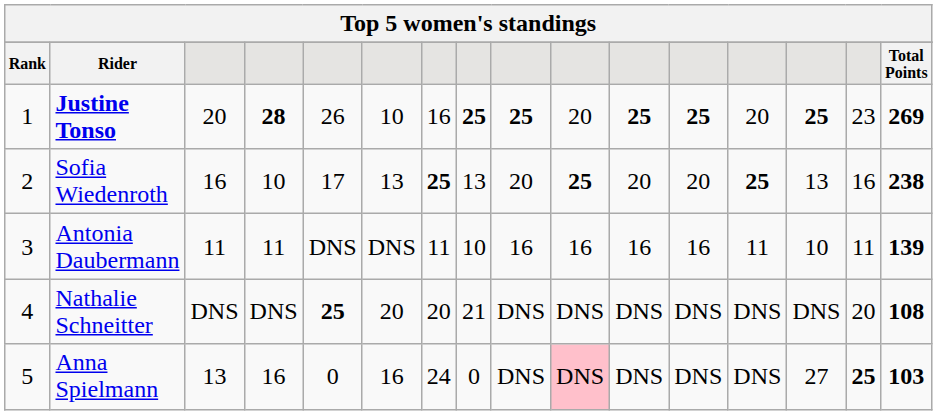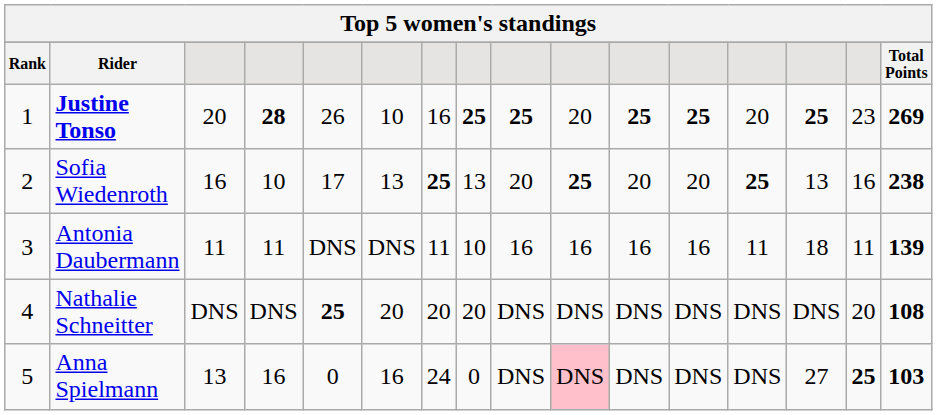(816, 246) 10 -> (816, 246) 18
(474, 311) 21 -> (474, 311) 20
